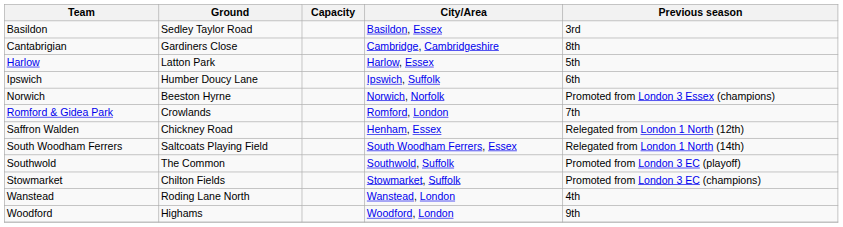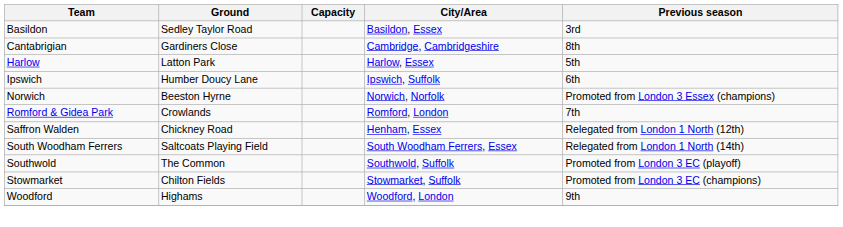- row: (30, 197)
